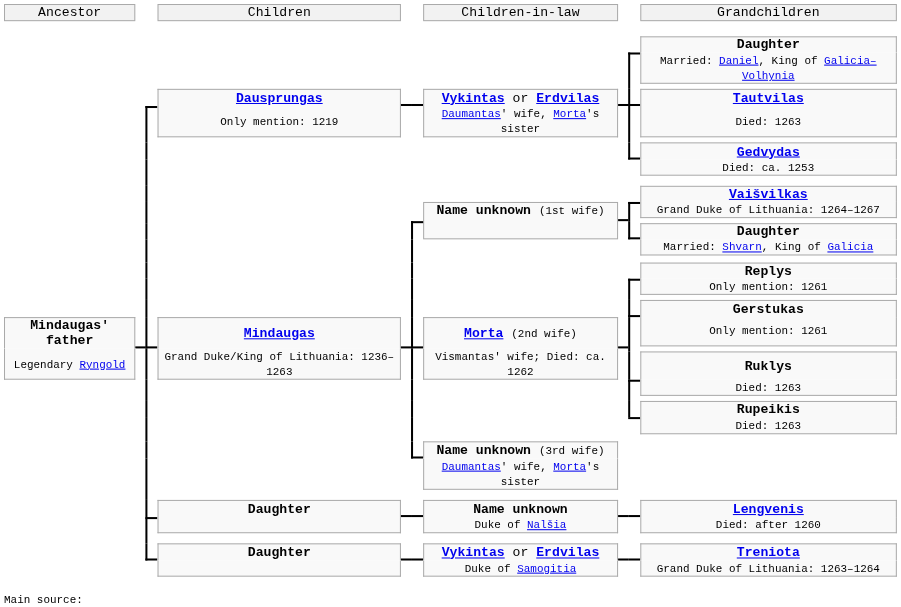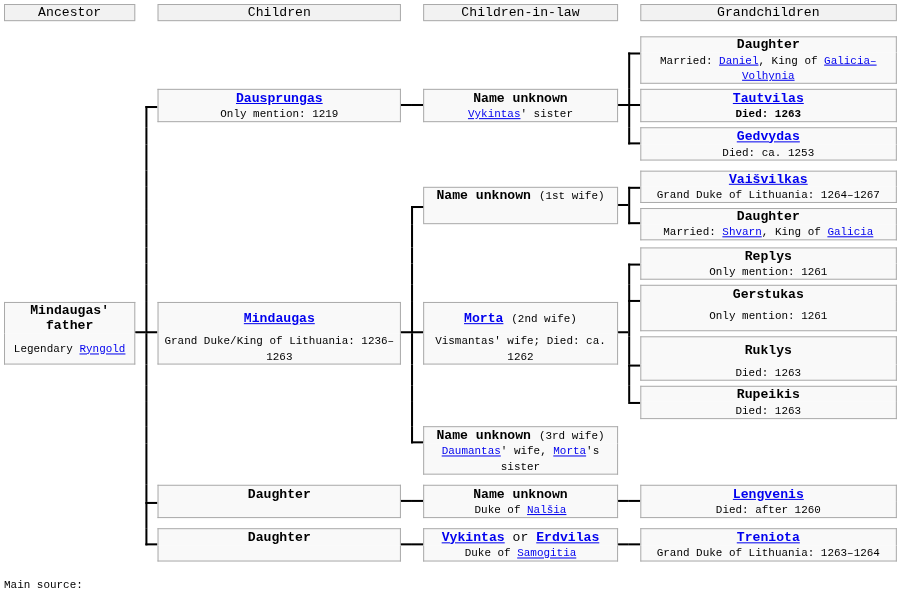(520, 98) Vykintas or Erdvilas -> (520, 98) Name unknown
(520, 122) Daumantas' wife, Morta's sister -> (520, 114) Vykintas' sister
(768, 122) normal -> (768, 114) bold
